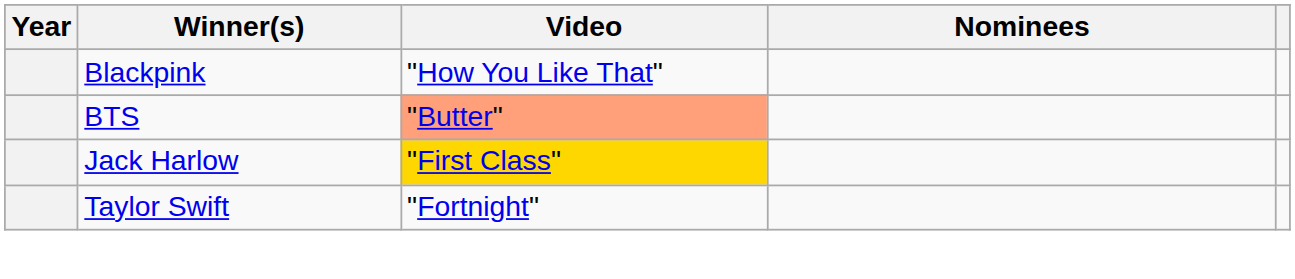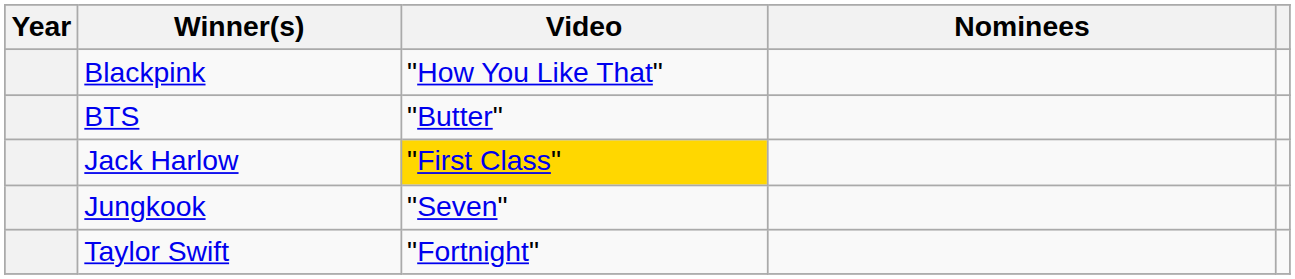(455, 116) lightsalmon background -> (455, 116) no background
+ row: (145, 206)
